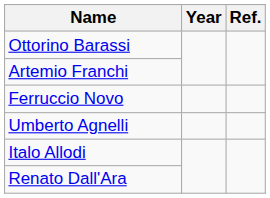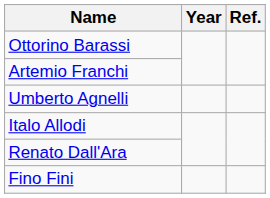- row: (66, 98)
+ row: (41, 179)
